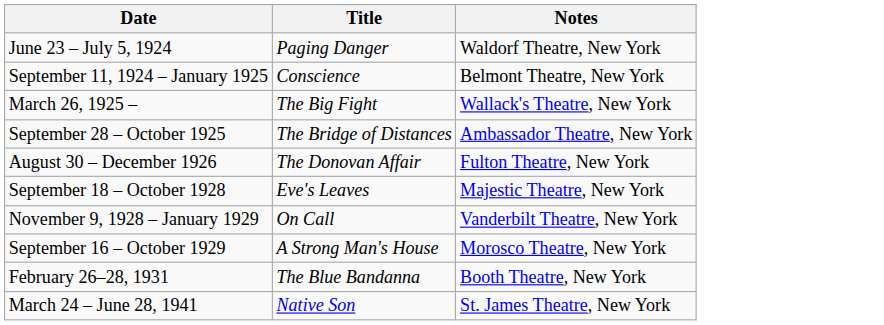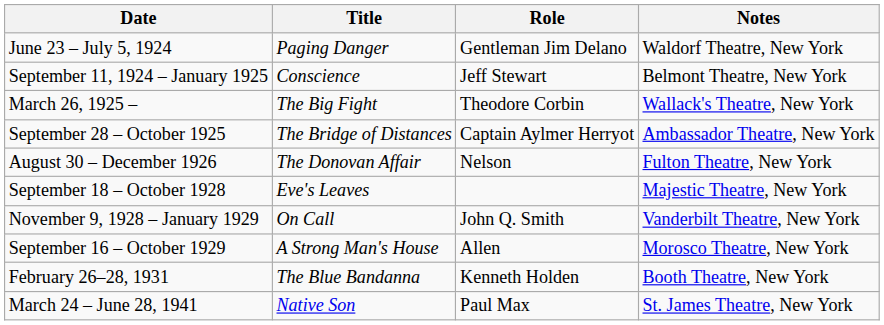+ column: (547, 18)
